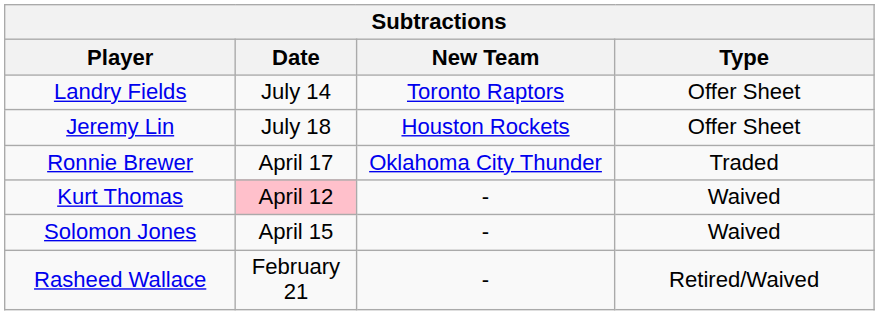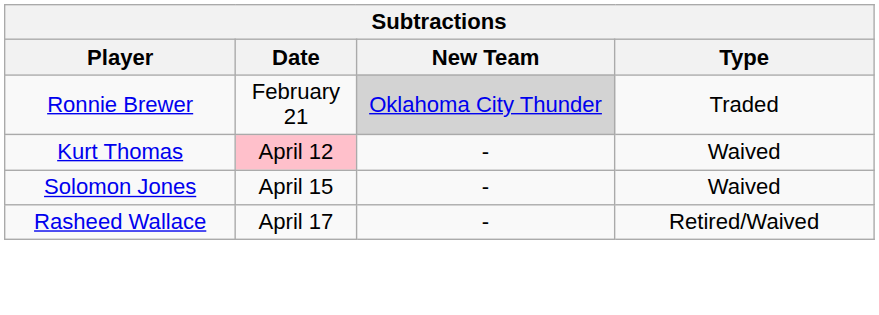- row: (120, 92)
- row: (120, 127)
(296, 162) April 17 -> (296, 104) February 21
(486, 162) no background -> (486, 104) lightgrey background
(296, 279) February 21 -> (296, 221) April 17
